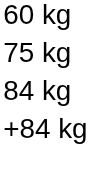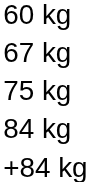+ row: (37, 52)
